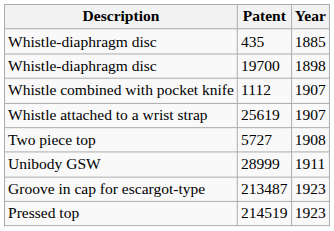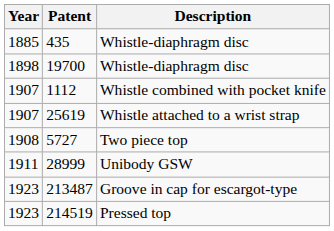columns swapped: (310, 16) <-> (121, 16)
